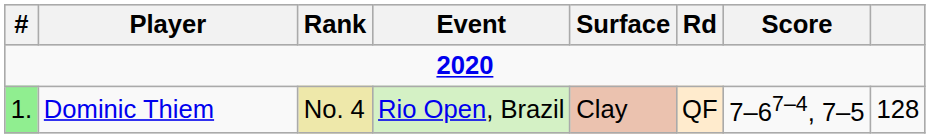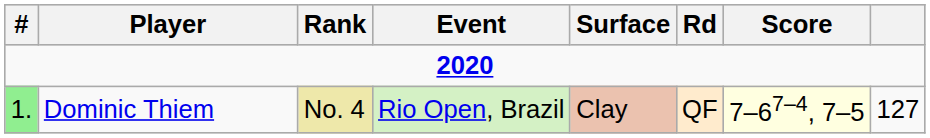(797, 109) no background -> (797, 109) lightyellow background
(898, 109) 128 -> (898, 109) 127
